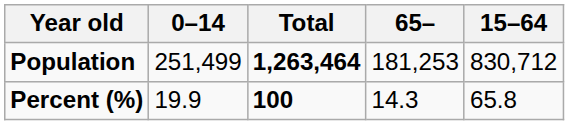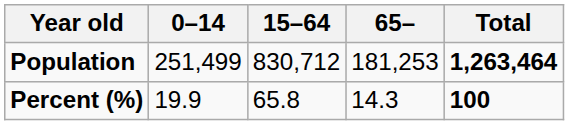columns swapped: (514, 23) <-> (307, 23)
